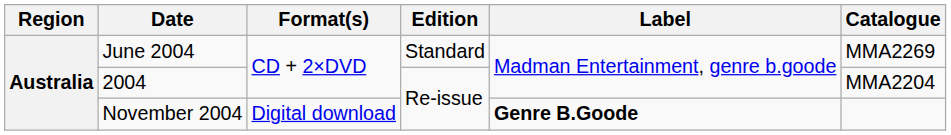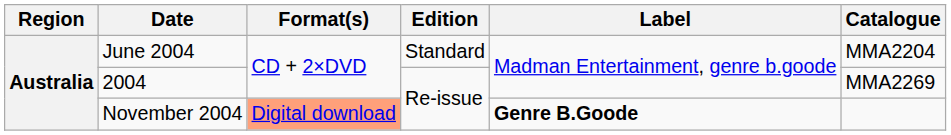(890, 51) MMA2269 -> (890, 51) MMA2204
(890, 82) MMA2204 -> (890, 82) MMA2269
(324, 113) no background -> (324, 113) lightsalmon background
